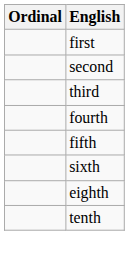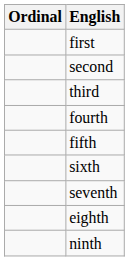+ row: (93, 192)
+ row: (85, 243)
- row: (85, 218)
